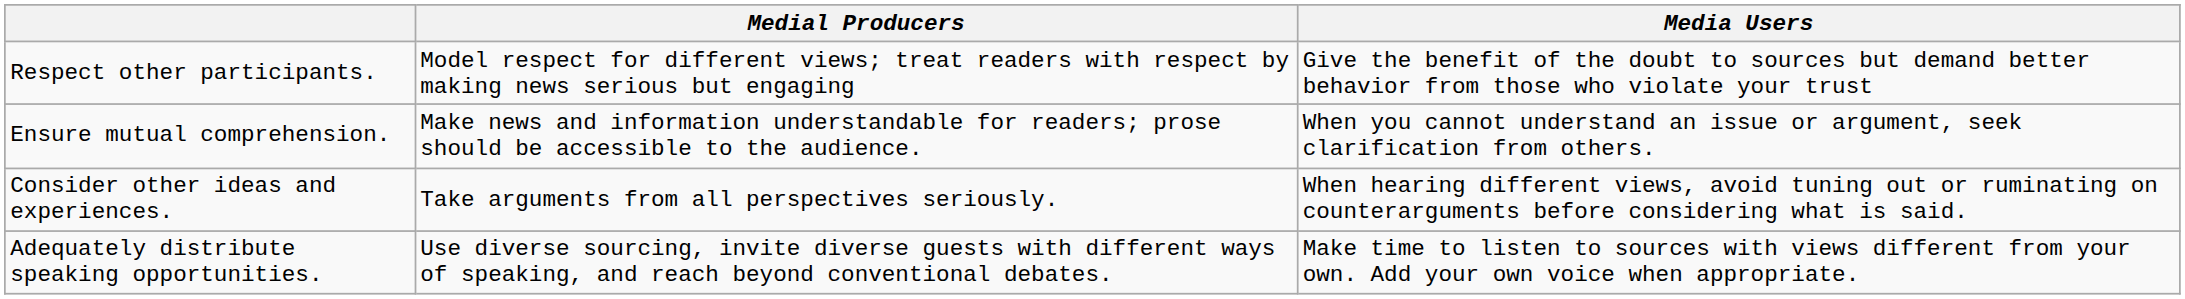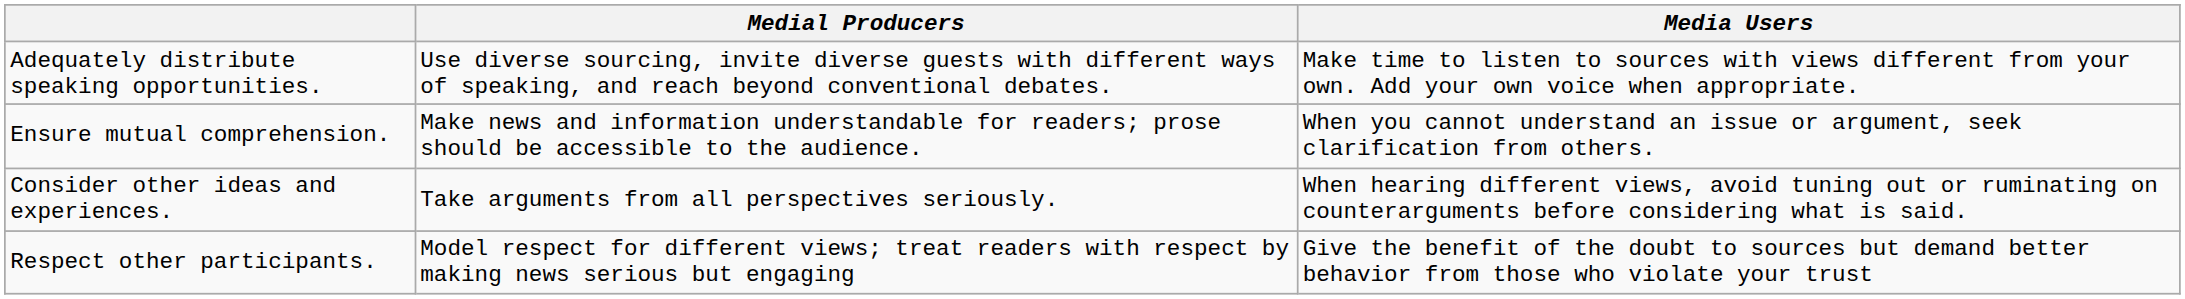rows swapped: (166, 262) <-> (194, 73)
